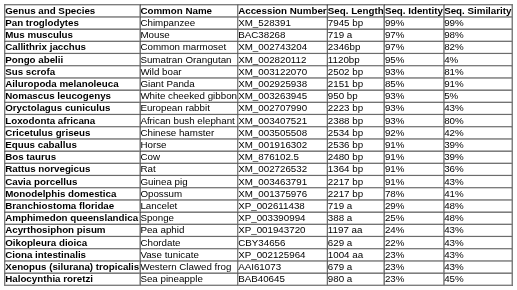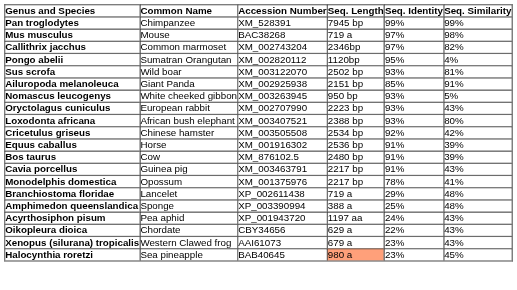- row: (48, 169)
- row: (46, 254)
(340, 279) no background -> (340, 254) lightsalmon background
